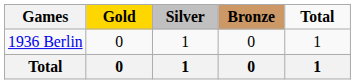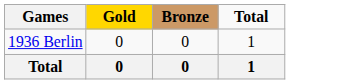- column: (185, 16)
